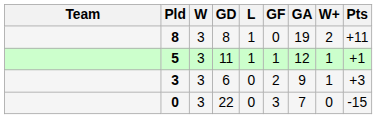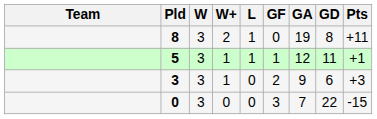columns swapped: (329, 15) <-> (226, 15)
